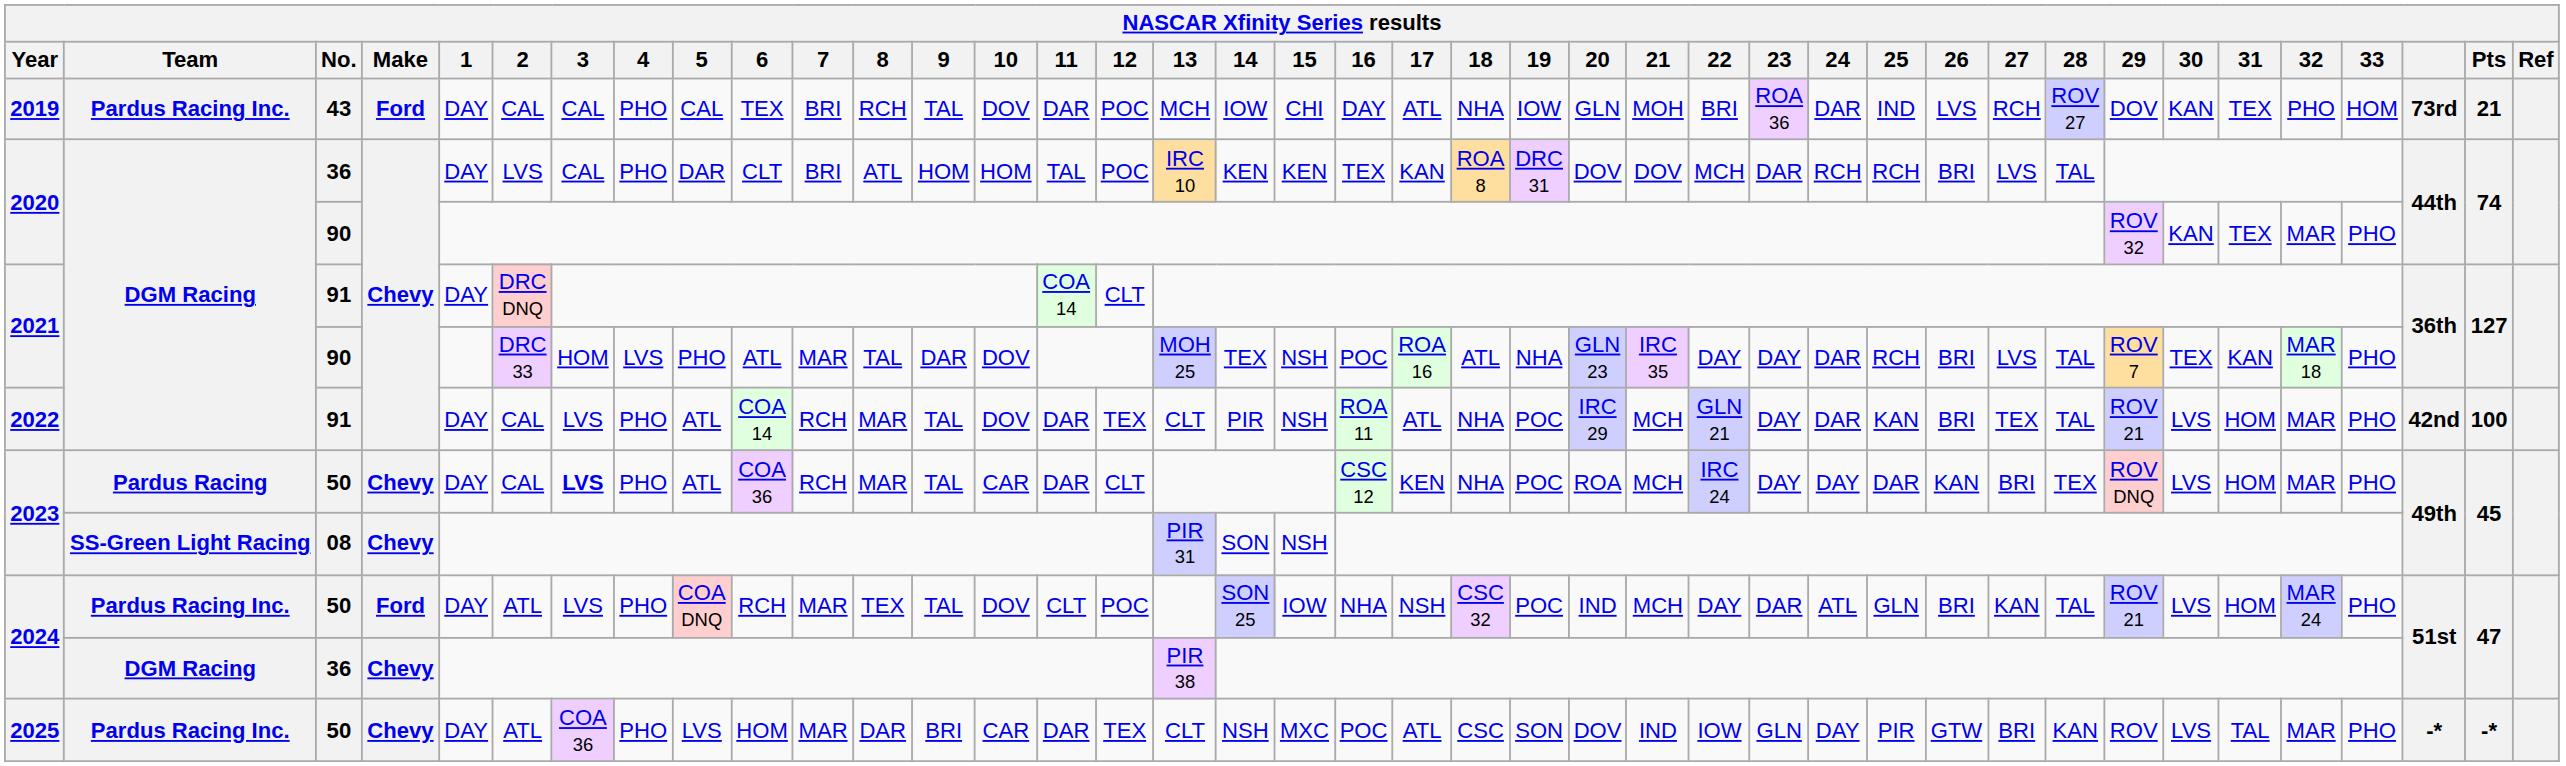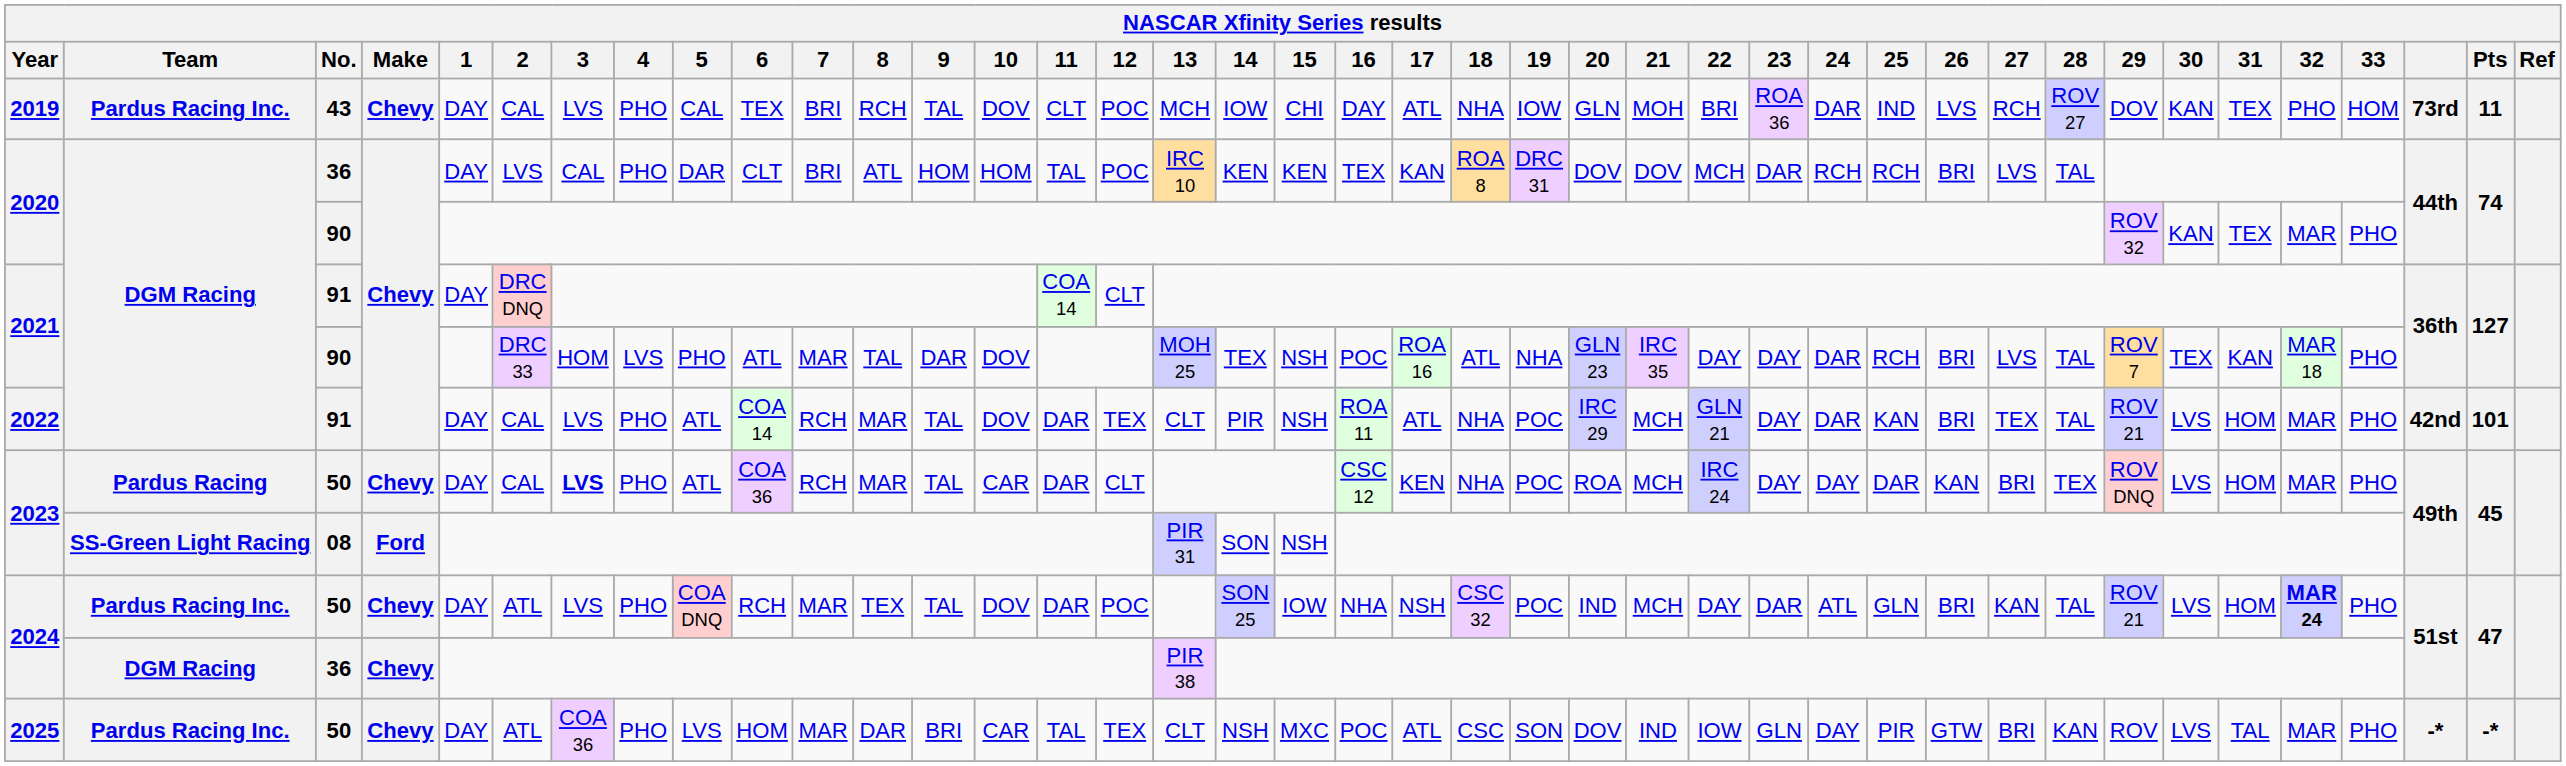(400, 109) Ford -> (400, 109) Chevy
(583, 109) CAL -> (583, 109) LVS
(1066, 109) DAR -> (1066, 109) CLT
(2489, 109) 21 -> (2490, 109) 11
(2489, 420) 100 -> (2490, 420) 101
(400, 544) Chevy -> (400, 544) Ford
(400, 606) Ford -> (400, 606) Chevy
(1066, 606) CLT -> (1066, 606) DAR
(2311, 605) normal -> (2312, 606) bold
(1066, 730) DAR -> (1066, 730) TAL
